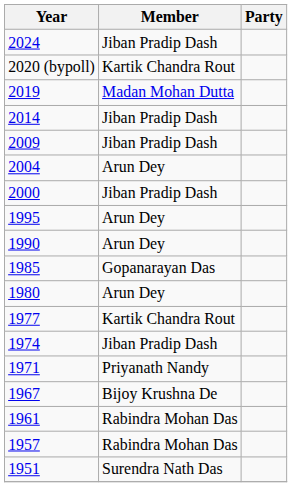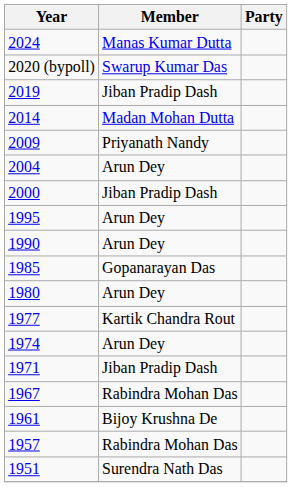(160, 42) Jiban Pradip Dash -> (167, 42) Manas Kumar Dutta
(169, 67) Kartik Chandra Rout -> (165, 67) Swarup Kumar Das
(168, 92) Madan Mohan Dutta -> (160, 92) Jiban Pradip Dash
(160, 117) Jiban Pradip Dash -> (168, 117) Madan Mohan Dutta
(160, 142) Jiban Pradip Dash -> (156, 142) Priyanath Nandy
(160, 343) Jiban Pradip Dash -> (134, 343) Arun Dey
(156, 368) Priyanath Nandy -> (160, 368) Jiban Pradip Dash
(160, 393) Bijoy Krushna De -> (170, 393) Rabindra Mohan Das
(170, 419) Rabindra Mohan Das -> (160, 419) Bijoy Krushna De
